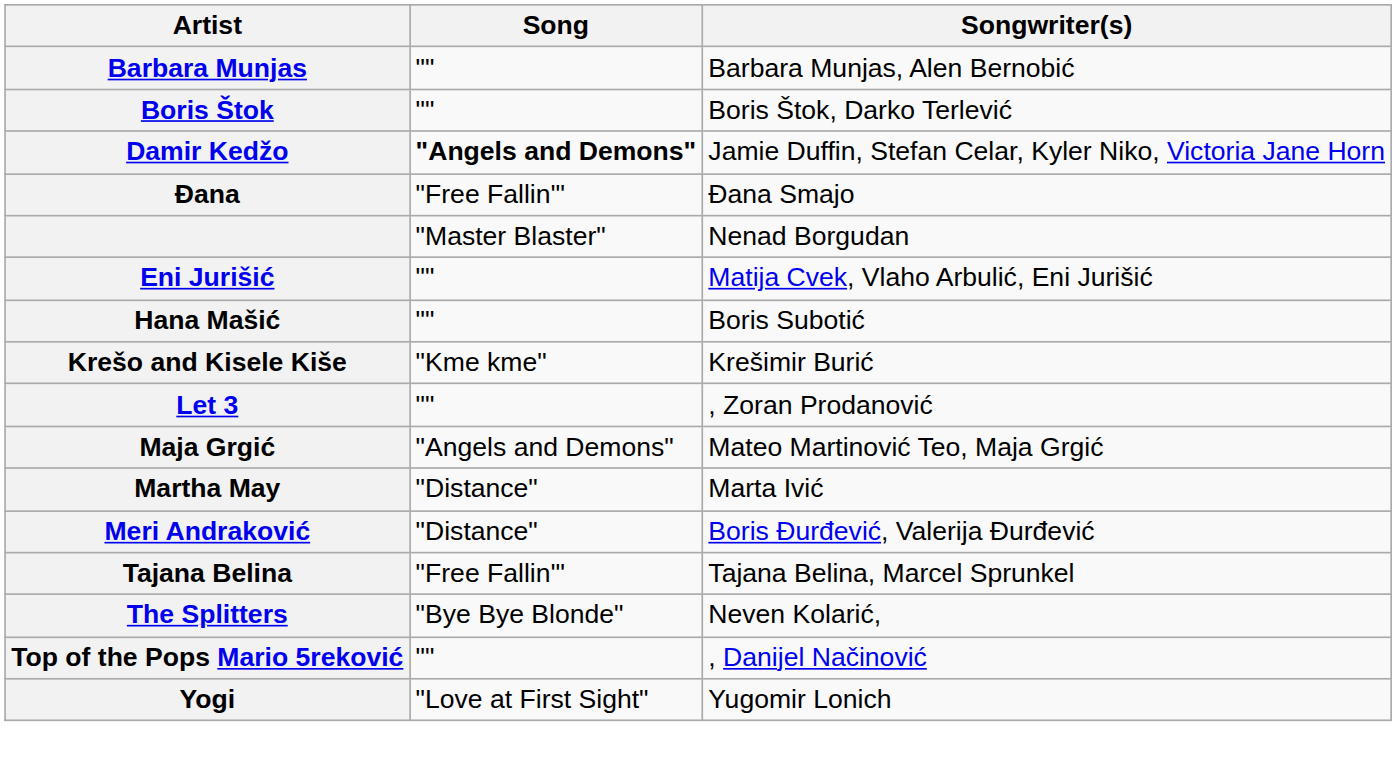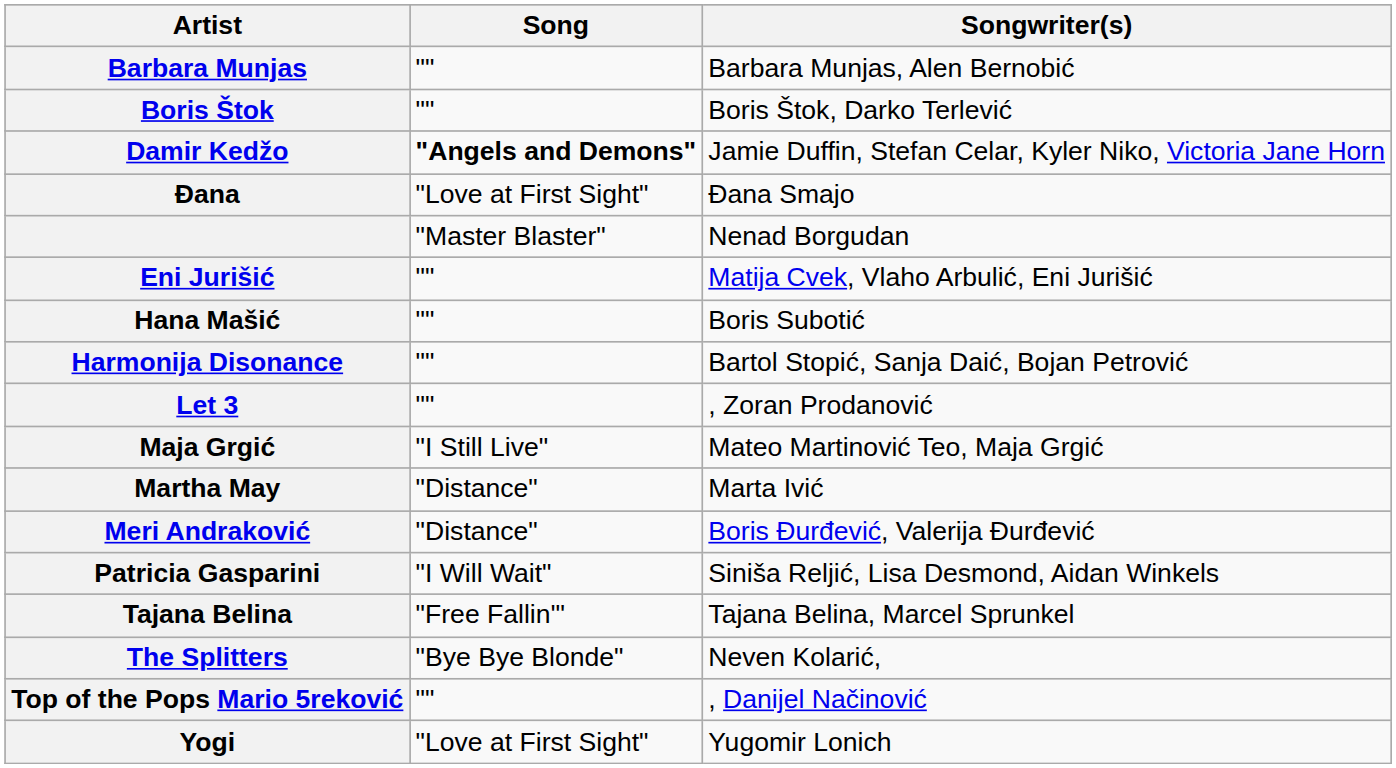(490, 194) "Free Fallin'" -> (532, 194) "Love at First Sight"
+ row: (207, 362)
- row: (207, 362)
(545, 446) "Angels and Demons" -> (482, 446) "I Still Live"
+ row: (207, 573)
